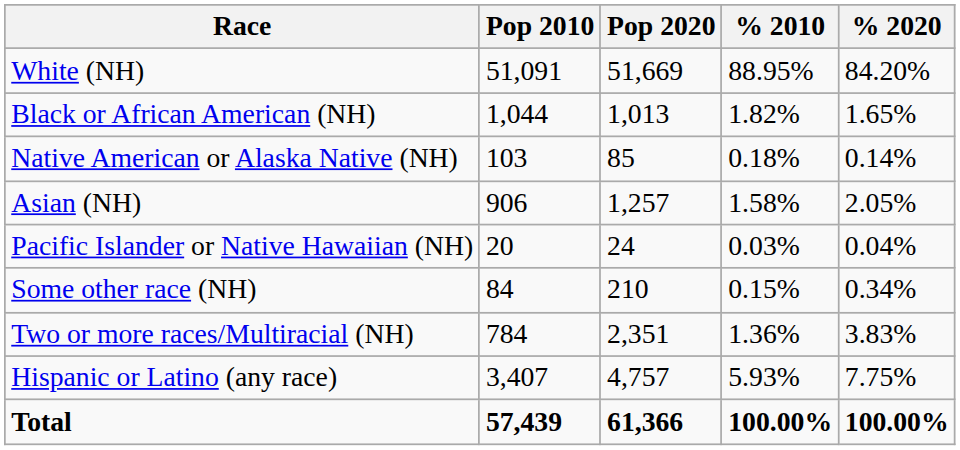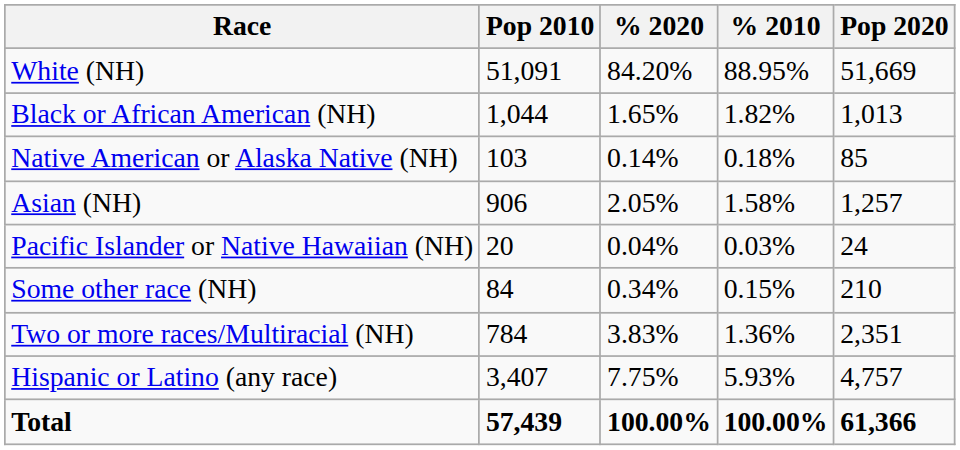columns swapped: (661, 26) <-> (897, 26)
